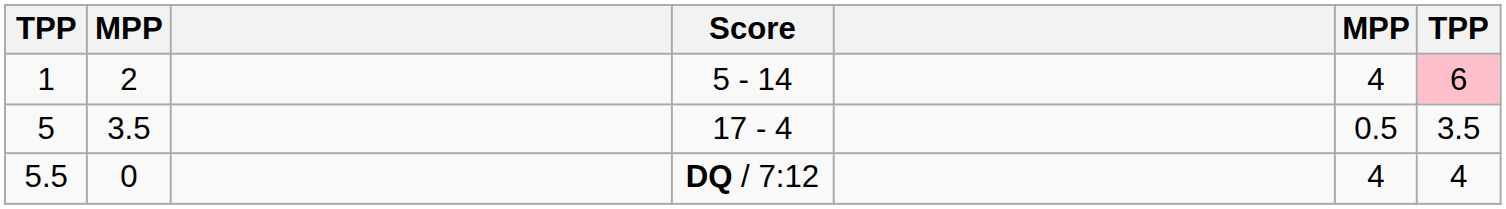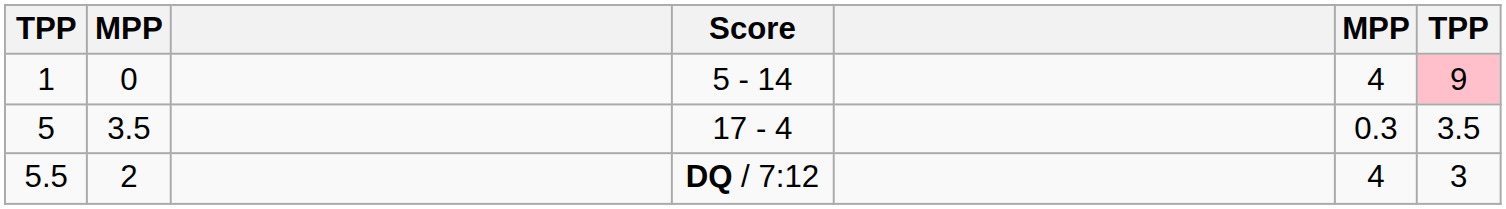(129, 78) 2 -> (129, 78) 0
(1459, 78) 6 -> (1459, 78) 9
(1376, 128) 0.5 -> (1376, 128) 0.3
(129, 177) 0 -> (129, 177) 2
(1459, 177) 4 -> (1459, 177) 3
